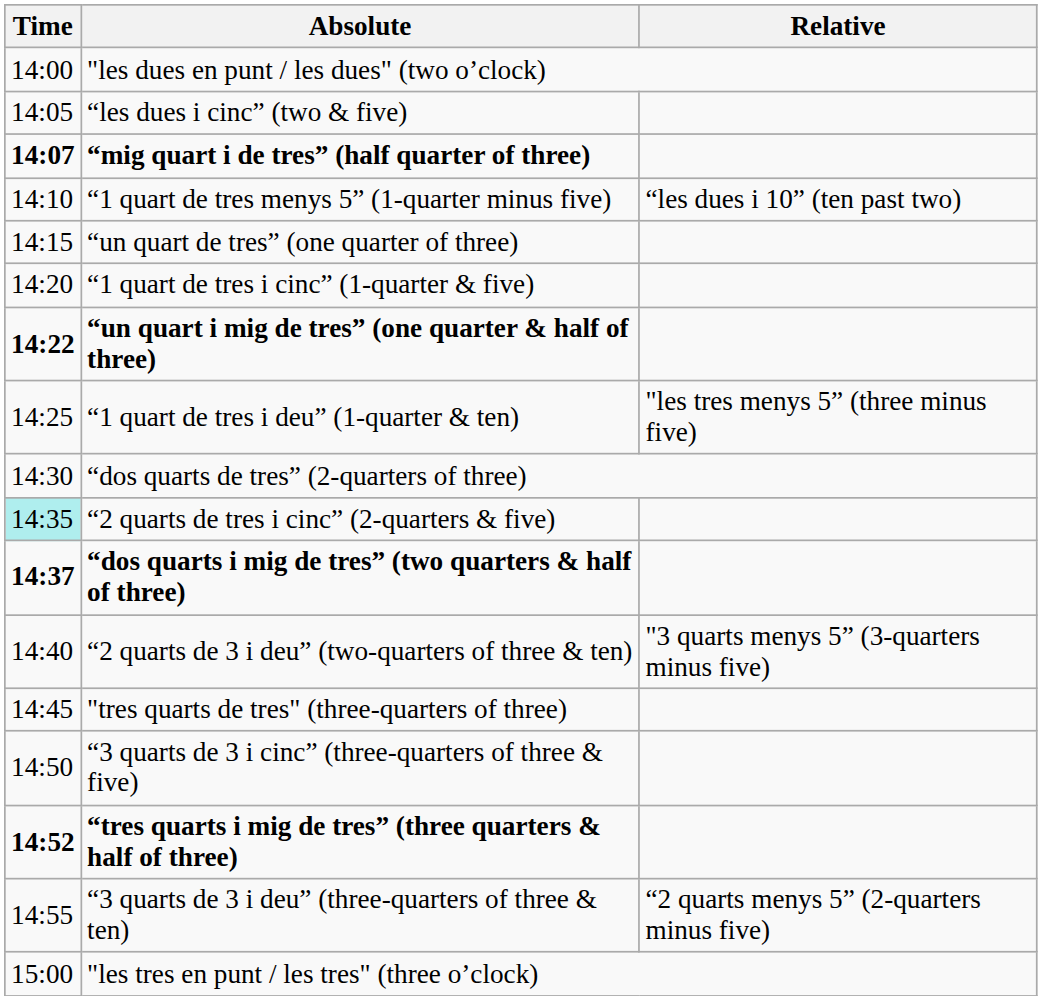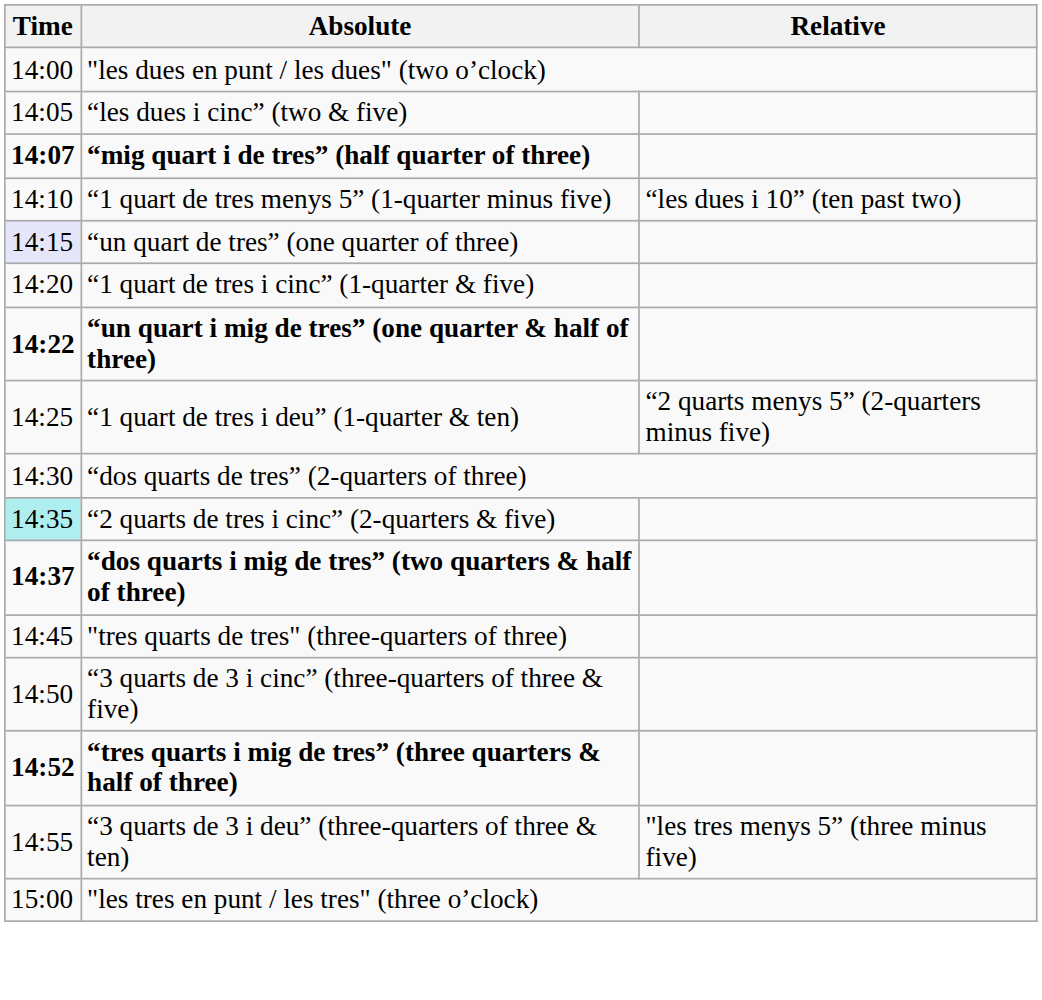(42, 241) no background -> (42, 241) lavender background
(816, 417) "les tres menys 5” (three minus five) -> (813, 417) “2 quarts menys 5” (2-quarters minus five)
- row: (360, 650)
(813, 915) “2 quarts menys 5” (2-quarters minus five) -> (816, 841) "les tres menys 5” (three minus five)
